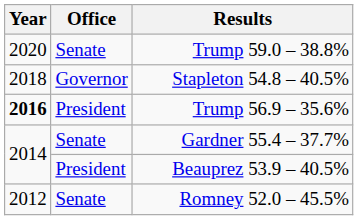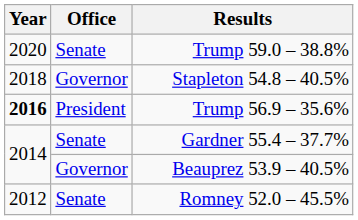(91, 169) President -> (92, 169) Governor
